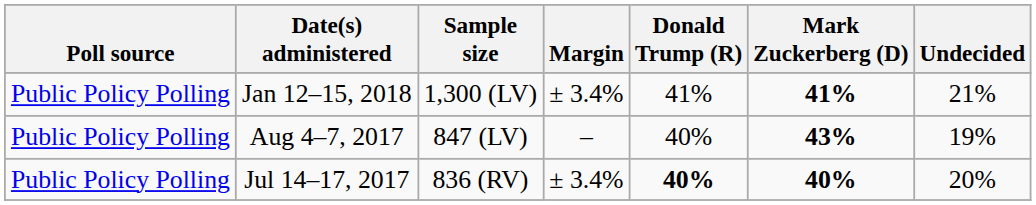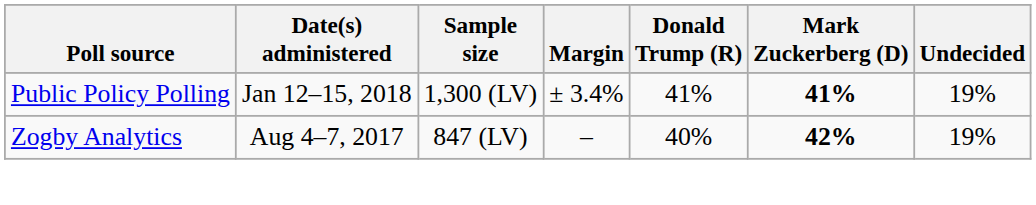(972, 94) 21% -> (972, 94) 19%
(120, 136) Public Policy Polling -> (96, 136) Zogby Analytics
(831, 136) 43% -> (831, 136) 42%
- row: (327, 179)
